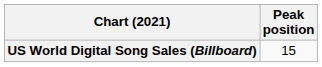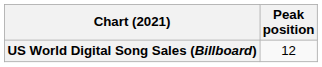(289, 51) 15 -> (289, 51) 12
